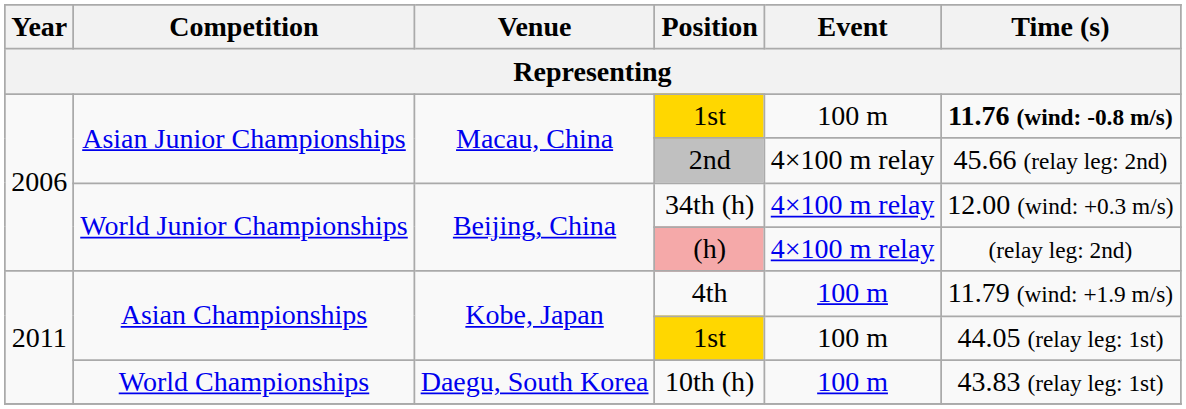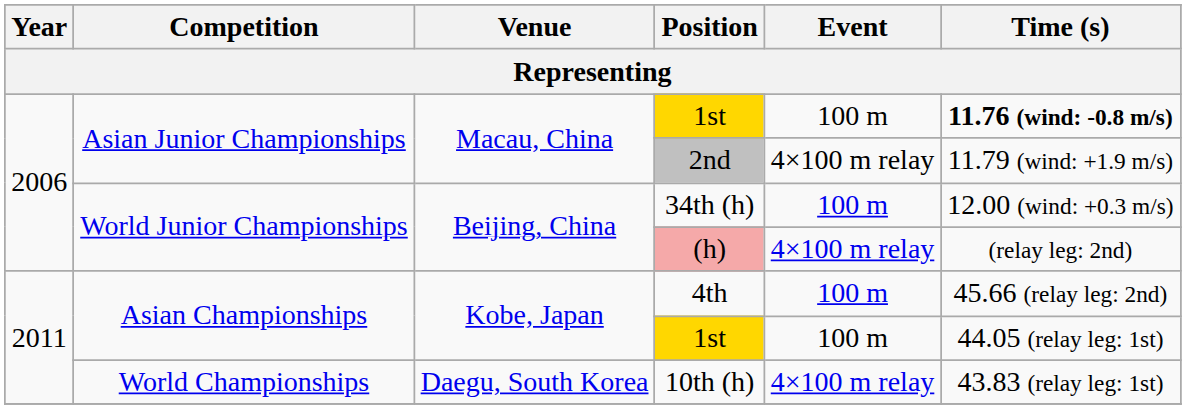(1060, 159) 45.66 (relay leg: 2nd) -> (1060, 159) 11.79 (wind: +1.9 m/s)
(853, 204) 4×100 m relay -> (853, 204) 100 m
(1060, 293) 11.79 (wind: +1.9 m/s) -> (1060, 293) 45.66 (relay leg: 2nd)
(853, 381) 100 m -> (853, 381) 4×100 m relay
